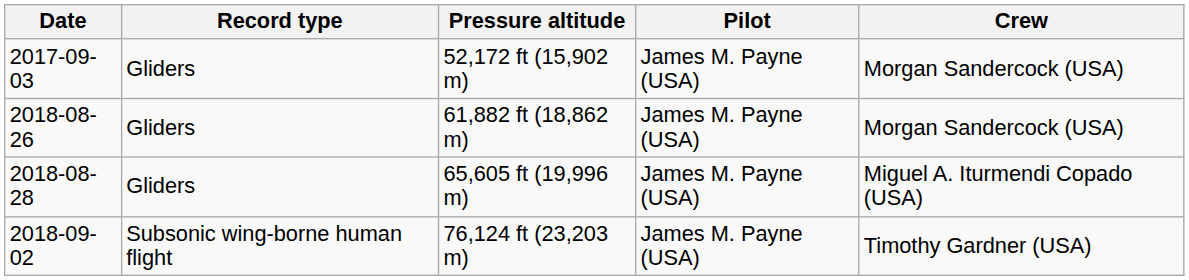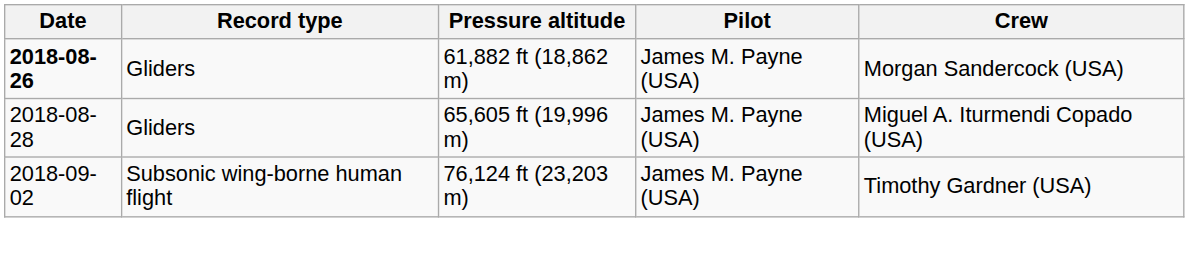- row: (526, 68)
(53, 127) normal -> (53, 68) bold
